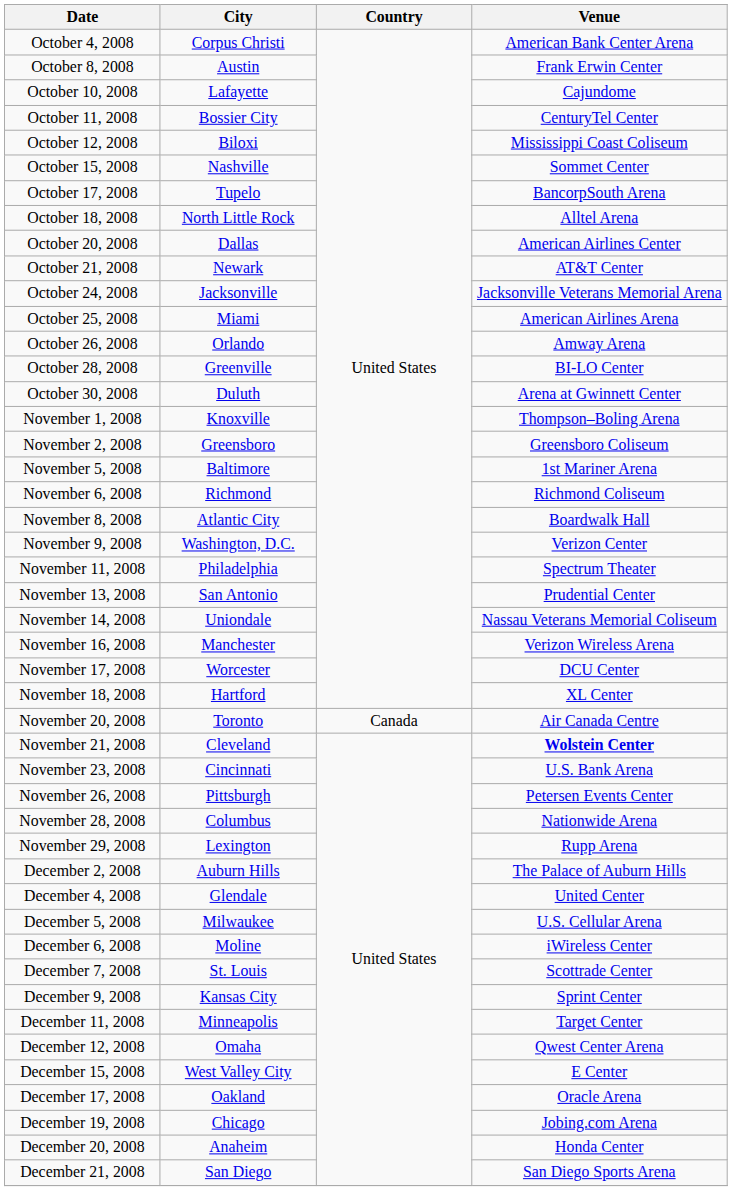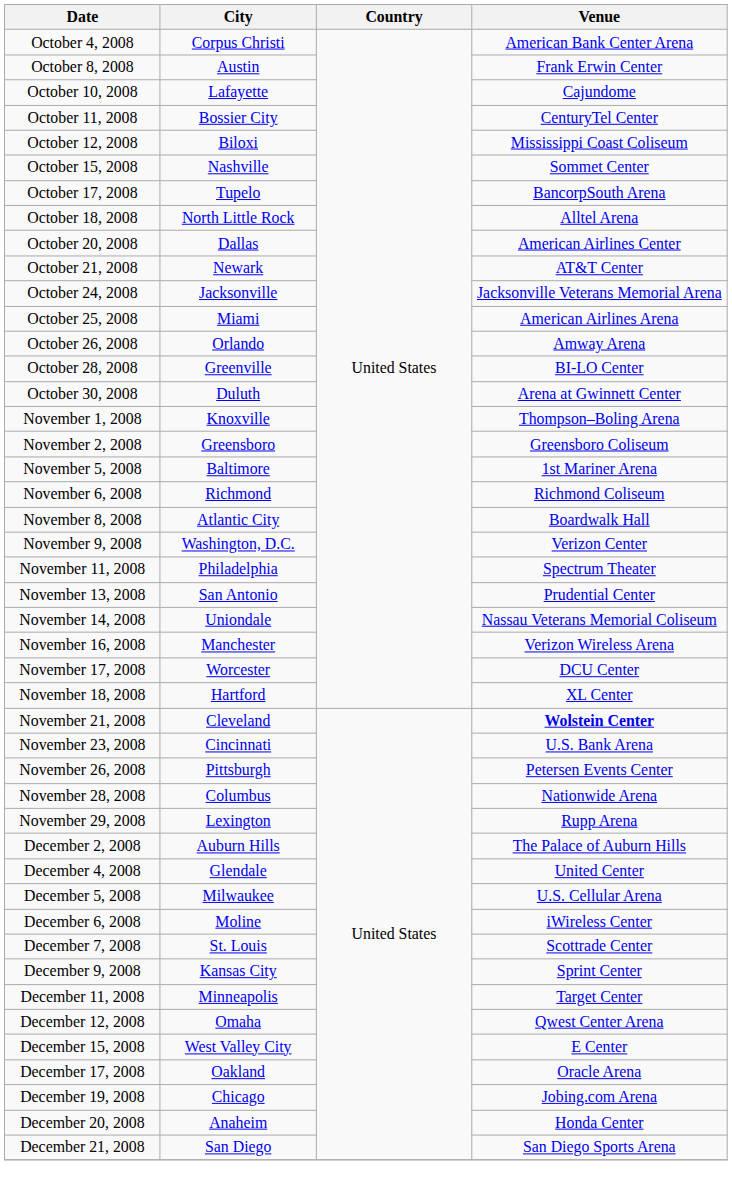- row: (82, 720)
